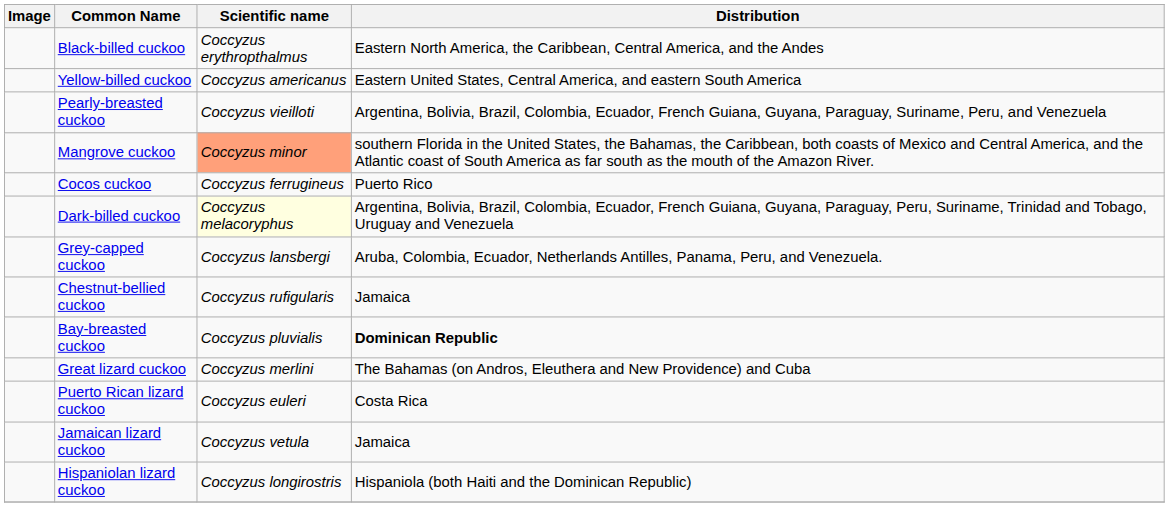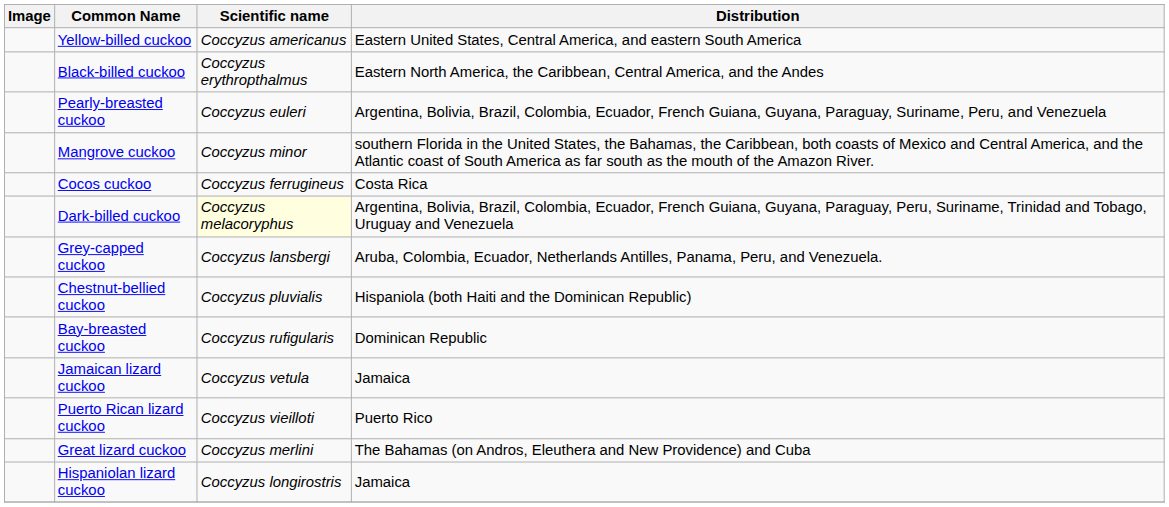rows swapped: (121, 48) <-> (124, 80)
(257, 112) Coccyzus vieilloti -> (253, 112) Coccyzus euleri
(254, 152) lightsalmon background -> (254, 152) no background
(394, 184) Puerto Rico -> (391, 184) Costa Rica
(267, 297) Coccyzus rufigularis -> (262, 297) Coccyzus pluvialis
(382, 297) Jamaica -> (523, 297) Hispaniola (both Haiti and the Dominican Republic)
(262, 337) Coccyzus pluvialis -> (267, 337) Coccyzus rufigularis
(426, 337) bold -> (421, 337) normal
rows swapped: (122, 369) <-> (109, 441)
(253, 401) Coccyzus euleri -> (257, 418) Coccyzus vieilloti
(391, 401) Costa Rica -> (394, 418) Puerto Rico
(523, 482) Hispaniola (both Haiti and the Dominican Republic) -> (382, 482) Jamaica
